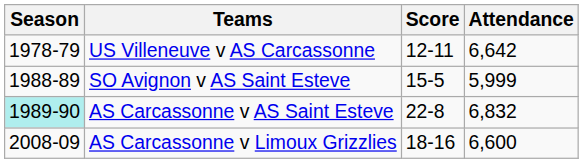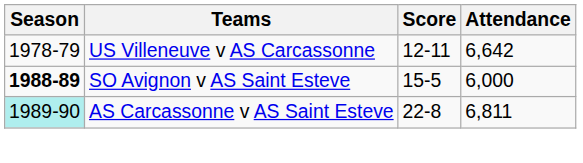(45, 81) normal -> (45, 81) bold
(493, 81) 5,999 -> (489, 81) 6,000
(493, 111) 6,832 -> (489, 111) 6,811
- row: (243, 142)
